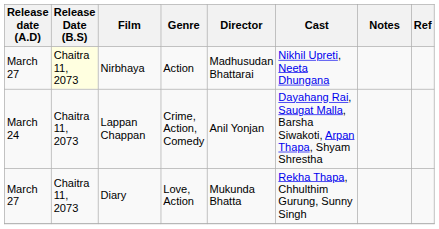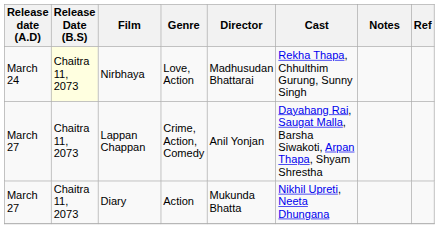(22, 68) March 27 -> (22, 74) March 24
(179, 68) Action -> (179, 74) Love, Action
(310, 68) Nikhil Upreti, Neeta Dhungana -> (316, 74) Rekha Thapa, Chhulthim Gurung, Sunny Singh
(22, 129) March 24 -> (22, 141) March 27
(179, 196) Love, Action -> (179, 202) Action
(316, 196) Rekha Thapa, Chhulthim Gurung, Sunny Singh -> (310, 202) Nikhil Upreti, Neeta Dhungana
